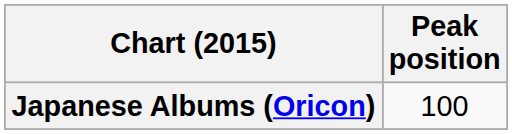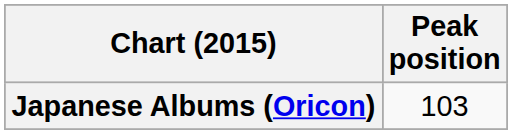(445, 105) 100 -> (445, 105) 103
